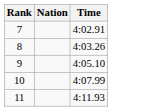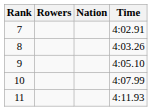+ column: (54, 13)
